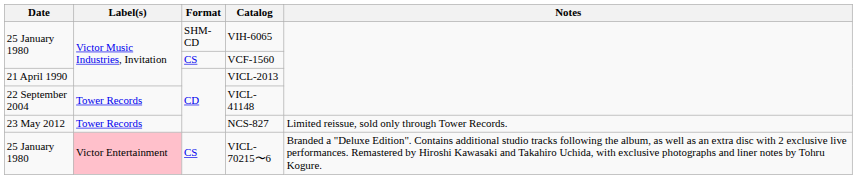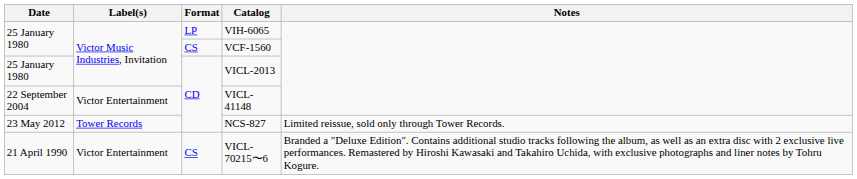(198, 36) SHM-CD -> (191, 30) LP
(37, 77) 21 April 1990 -> (31, 71) 25 January 1980
(109, 100) Tower Records -> (122, 100) Victor Entertainment
(31, 153) 25 January 1980 -> (37, 153) 21 April 1990
(122, 153) pink background -> (122, 153) no background
